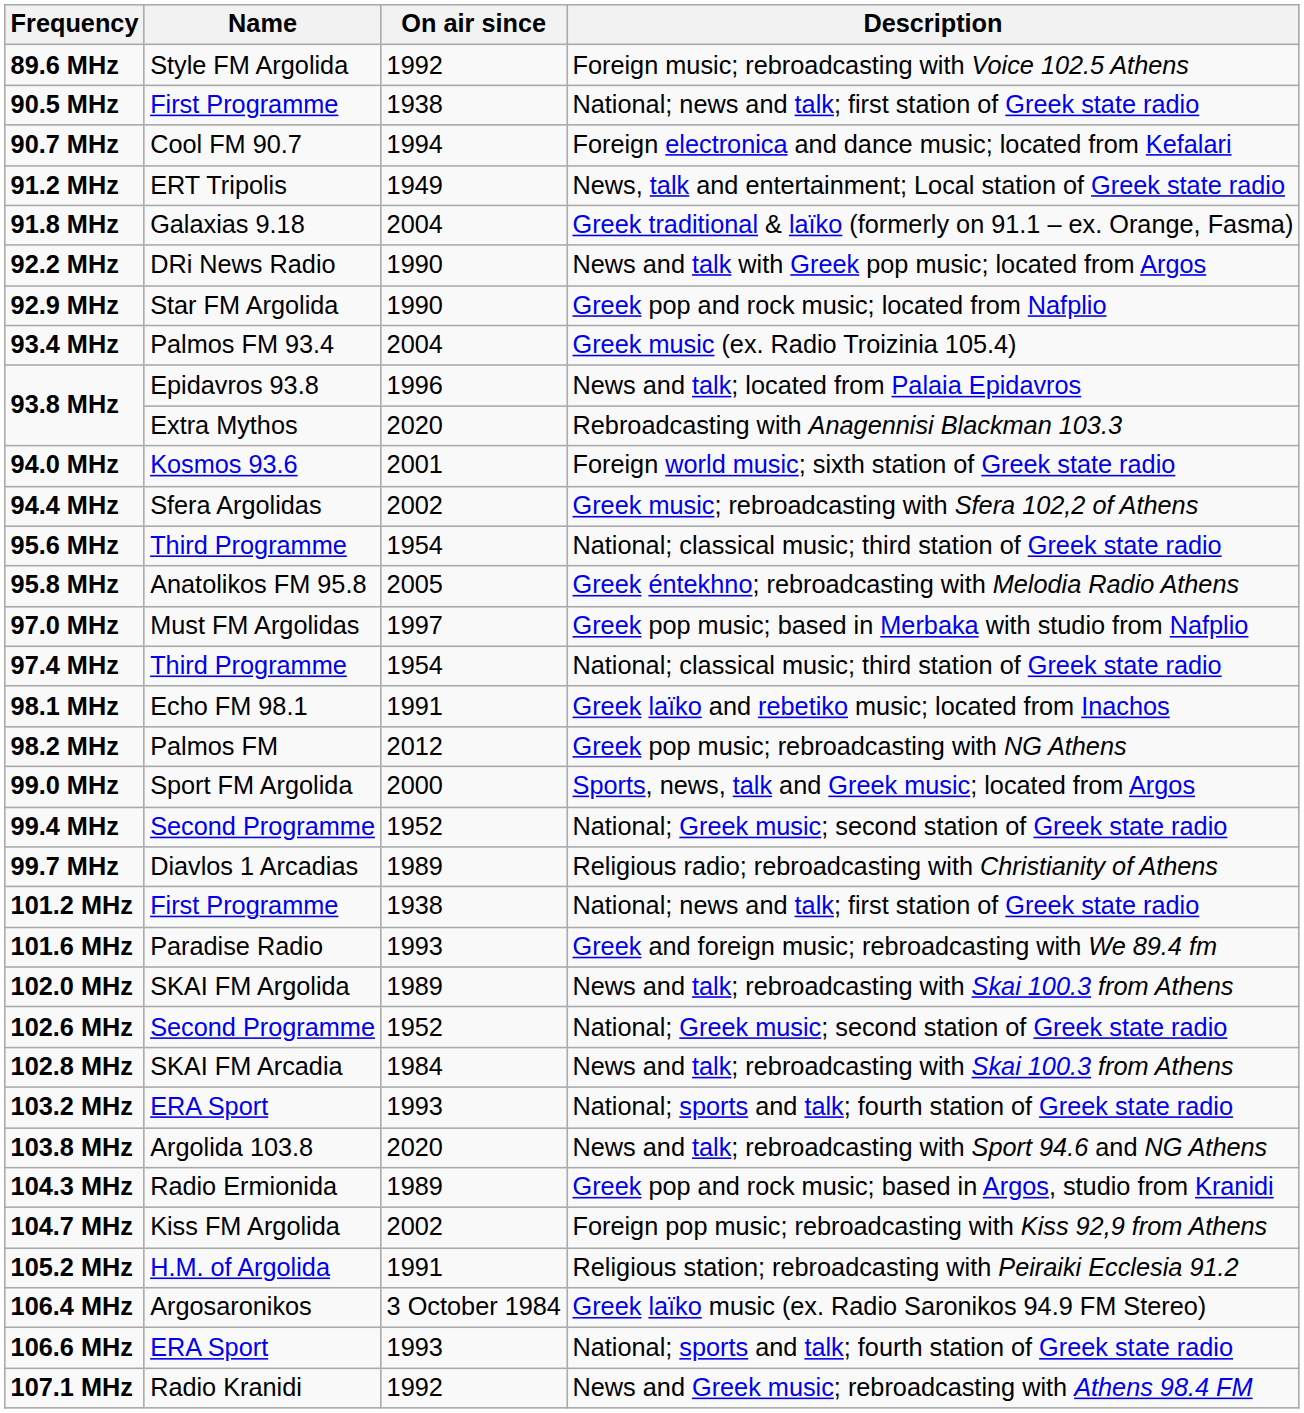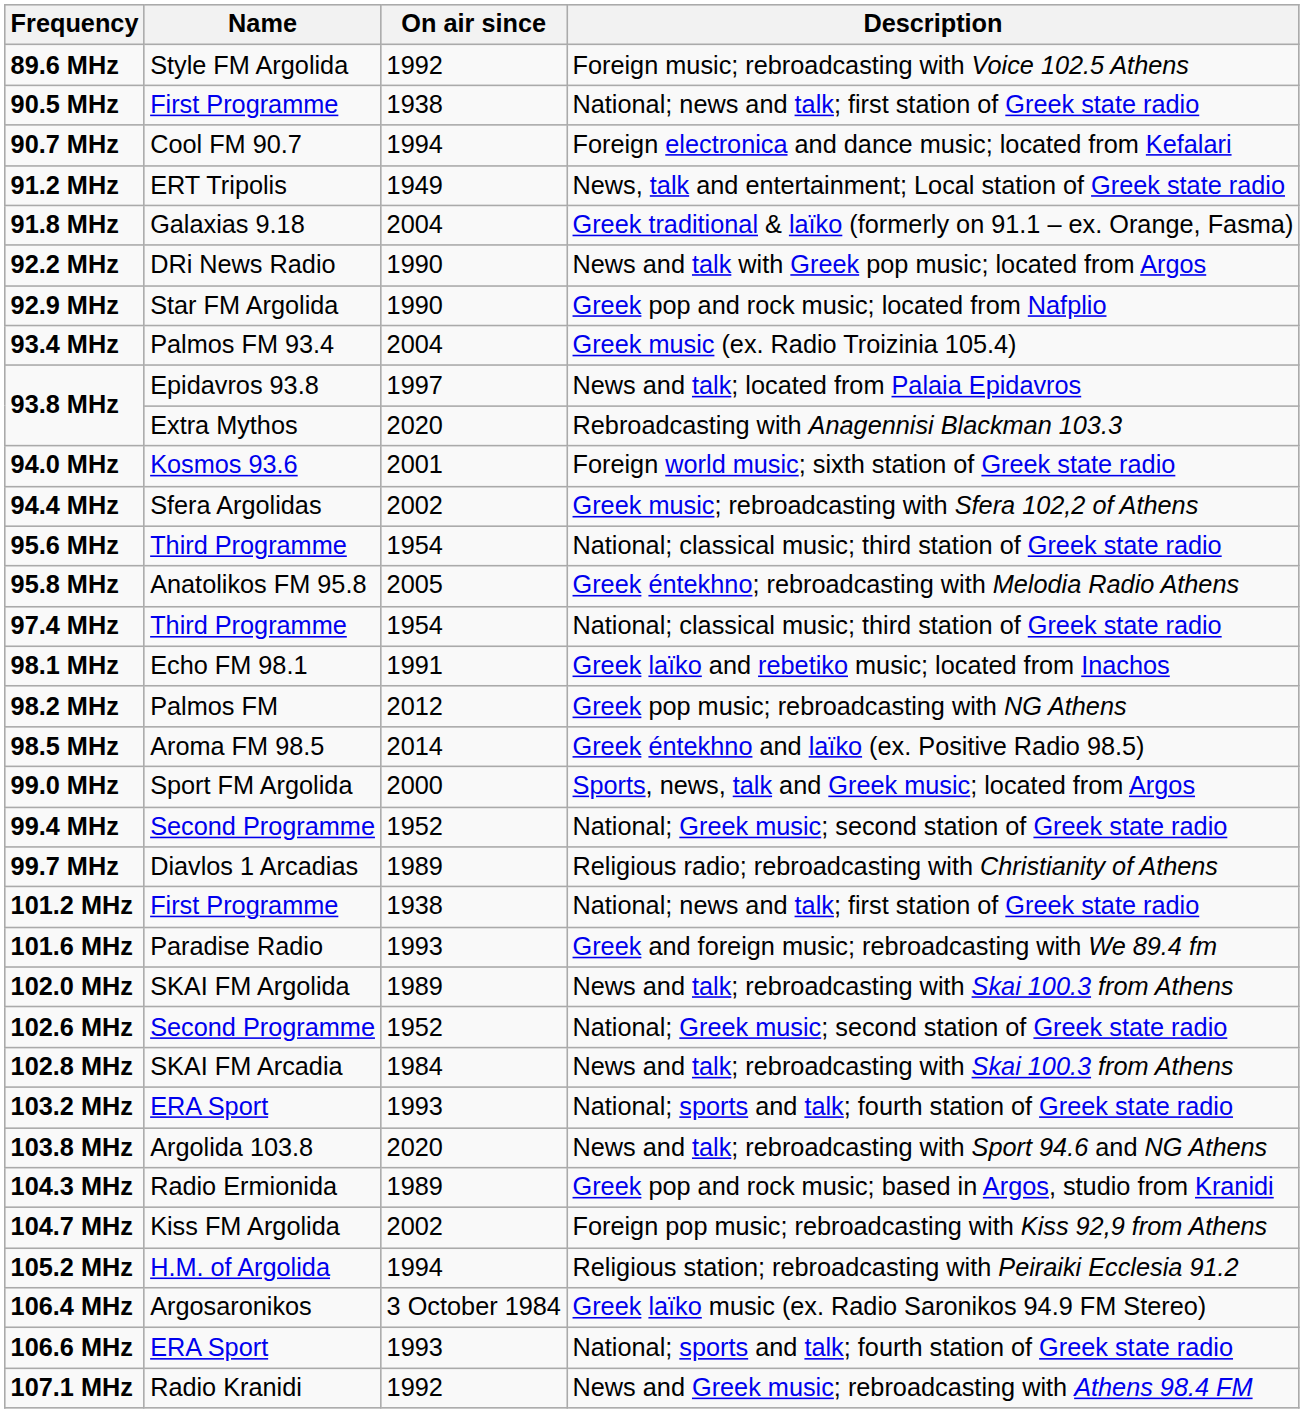(415, 385) 1996 -> (415, 385) 1997
- row: (65, 625)
+ row: (65, 746)
(415, 1267) 1991 -> (415, 1267) 1994
